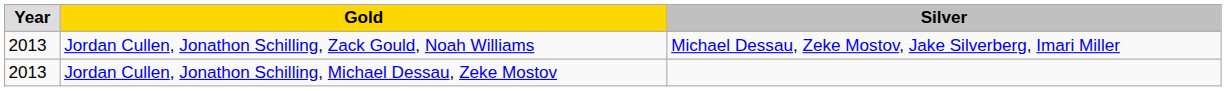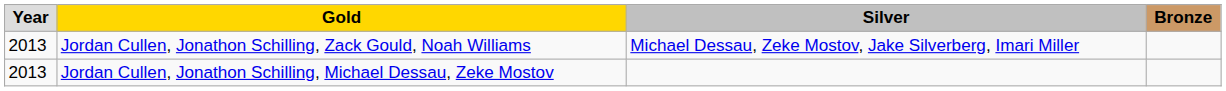+ column: (1183, 18)
